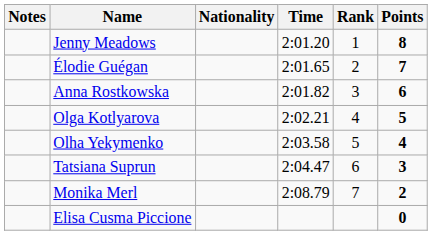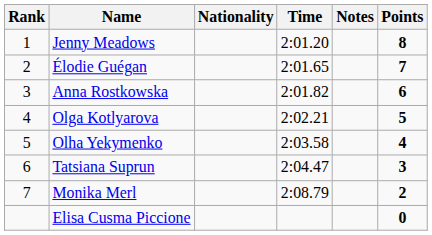columns swapped: (355, 17) <-> (27, 17)
